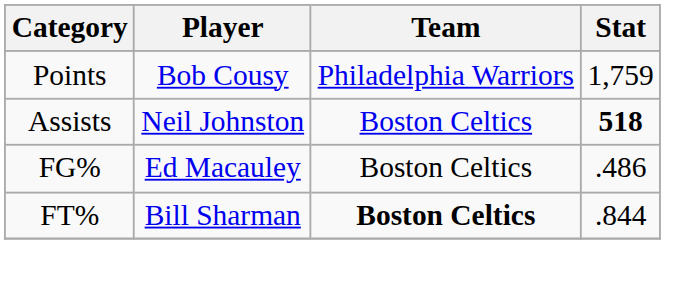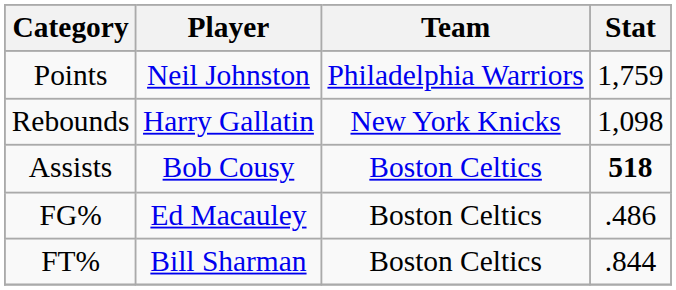(223, 74) Bob Cousy -> (228, 74) Neil Johnston
+ row: (71, 121)
(223, 121) Neil Johnston -> (228, 167) Bob Cousy
(446, 214) bold -> (456, 261) normal
